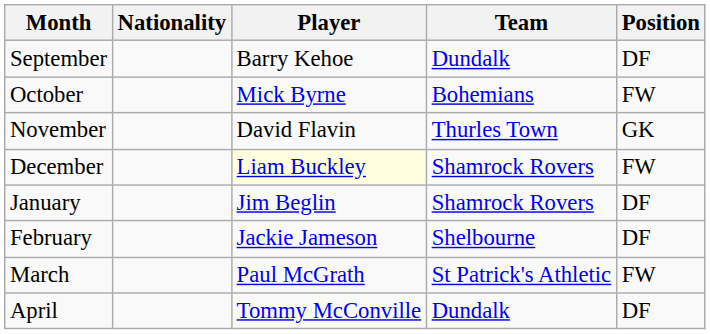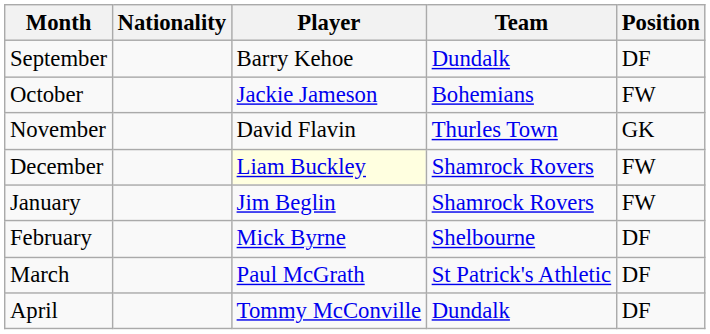(291, 94) Mick Byrne -> (307, 94) Jackie Jameson
(636, 202) DF -> (639, 202) FW
(307, 238) Jackie Jameson -> (291, 238) Mick Byrne
(639, 274) FW -> (636, 274) DF
